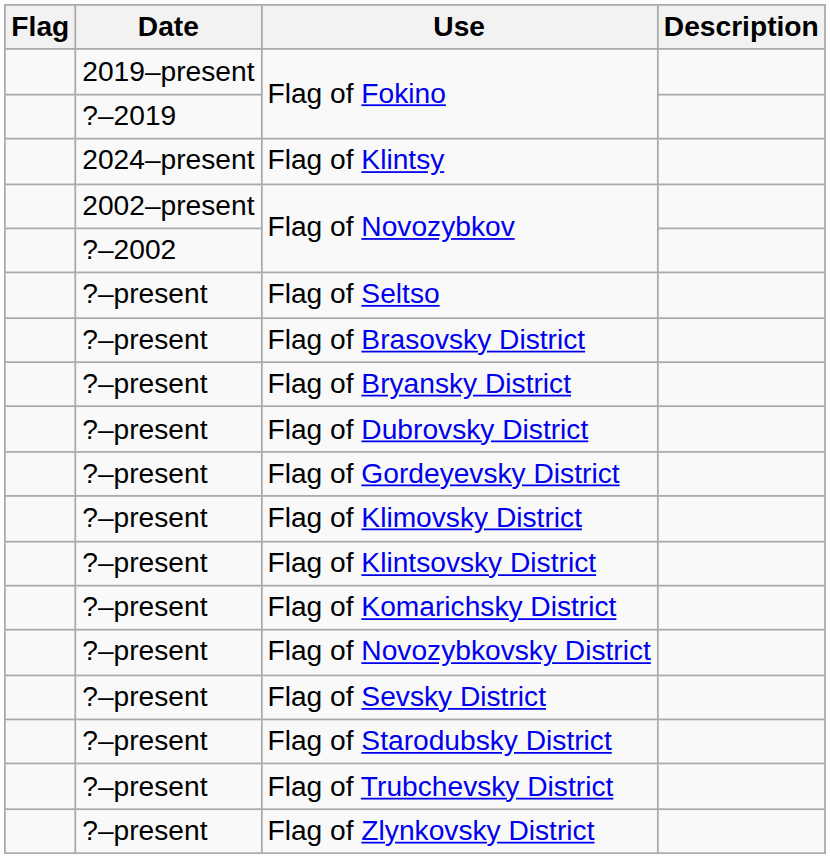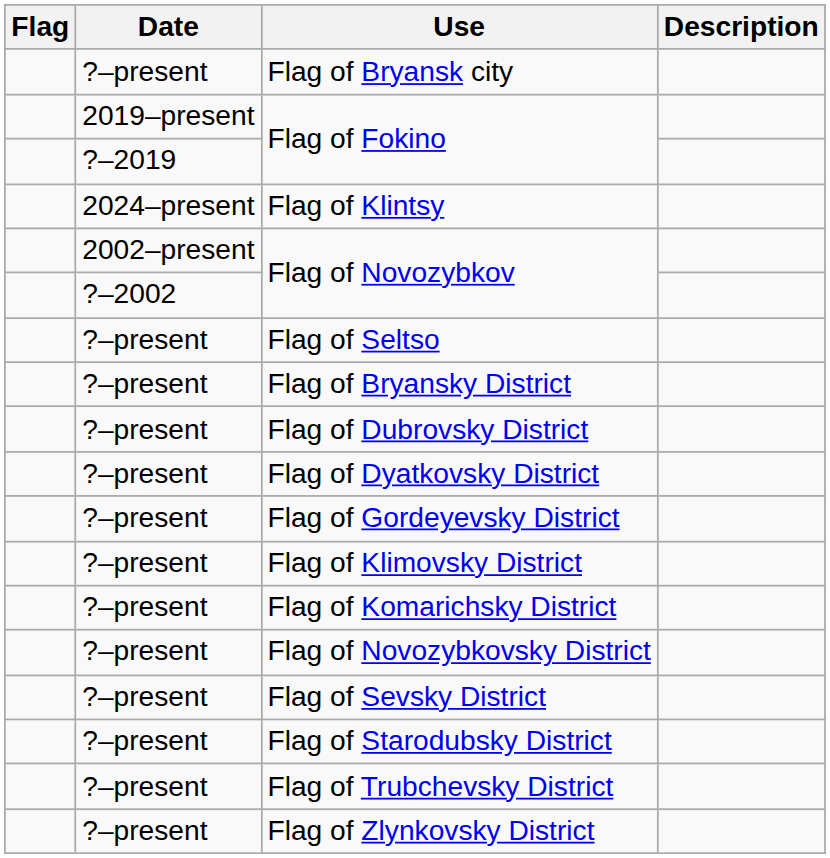+ row: (145, 71)
- row: (145, 339)
+ row: (145, 473)
- row: (145, 562)
